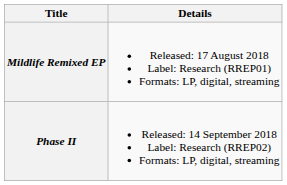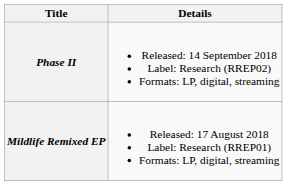rows swapped: (56, 62) <-> (56, 141)
